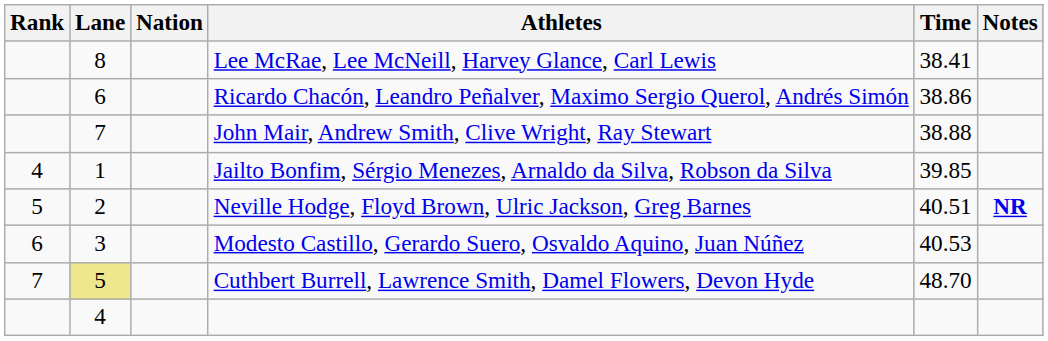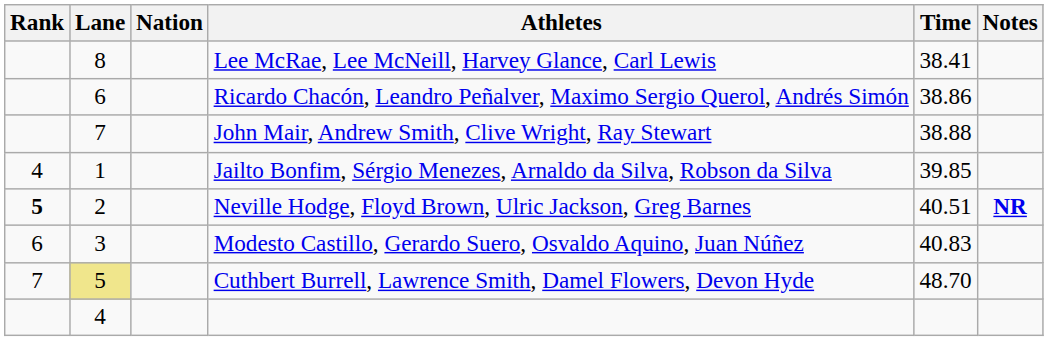(37, 206) normal -> (37, 206) bold
(946, 243) 40.53 -> (946, 243) 40.83
